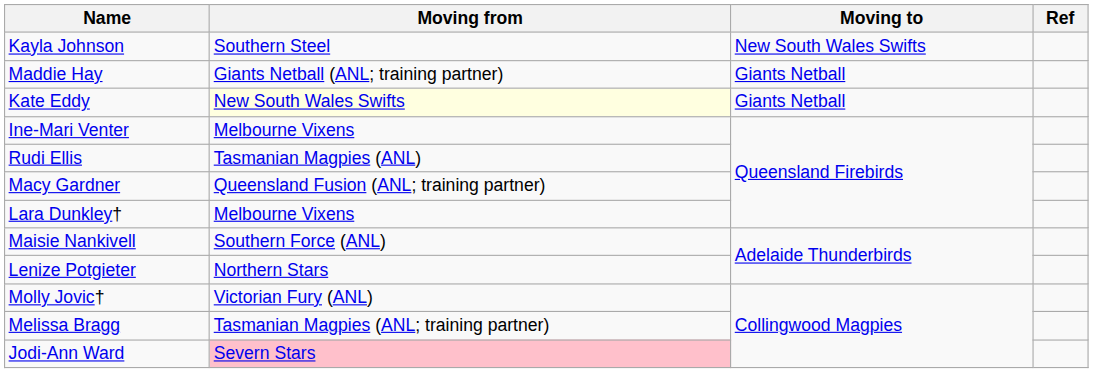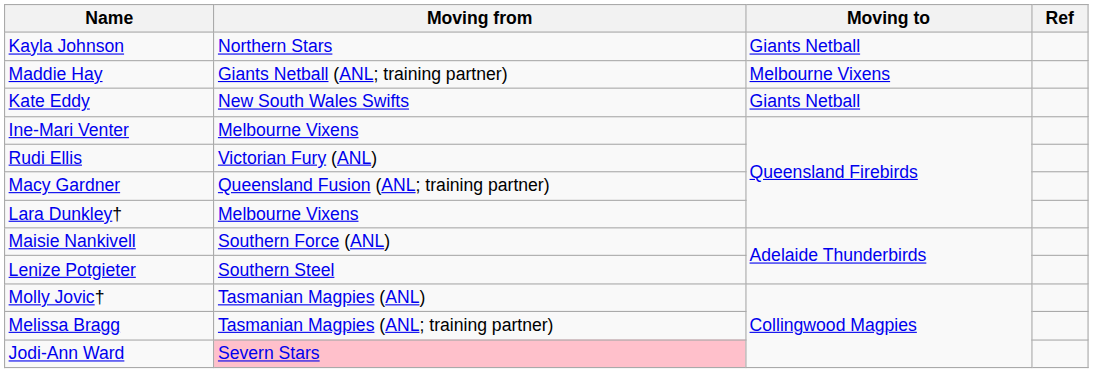(272, 46) Southern Steel -> (275, 46) Northern Stars
(830, 46) New South Wales Swifts -> (805, 46) Giants Netball
(790, 74) Giants Netball -> (820, 74) Melbourne Vixens
(309, 102) lightyellow background -> (313, 102) no background
(317, 158) Tasmanian Magpies (ANL) -> (297, 158) Victorian Fury (ANL)
(271, 269) Northern Stars -> (276, 269) Southern Steel
(293, 297) Victorian Fury (ANL) -> (322, 297) Tasmanian Magpies (ANL)
